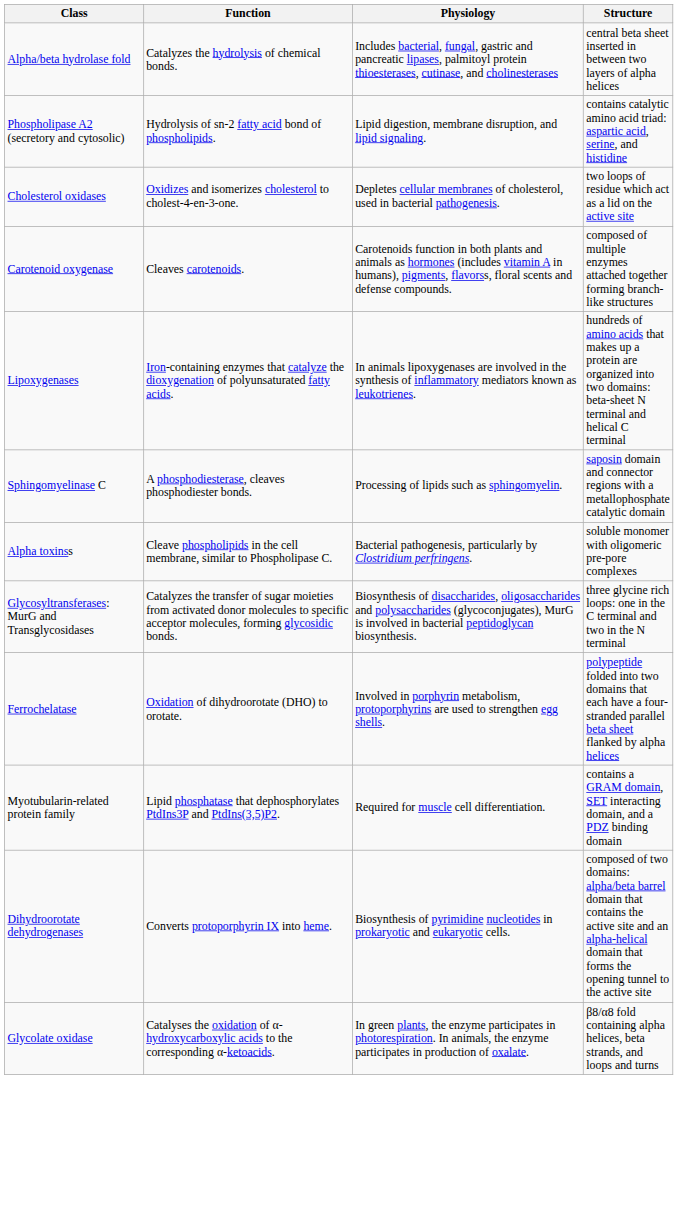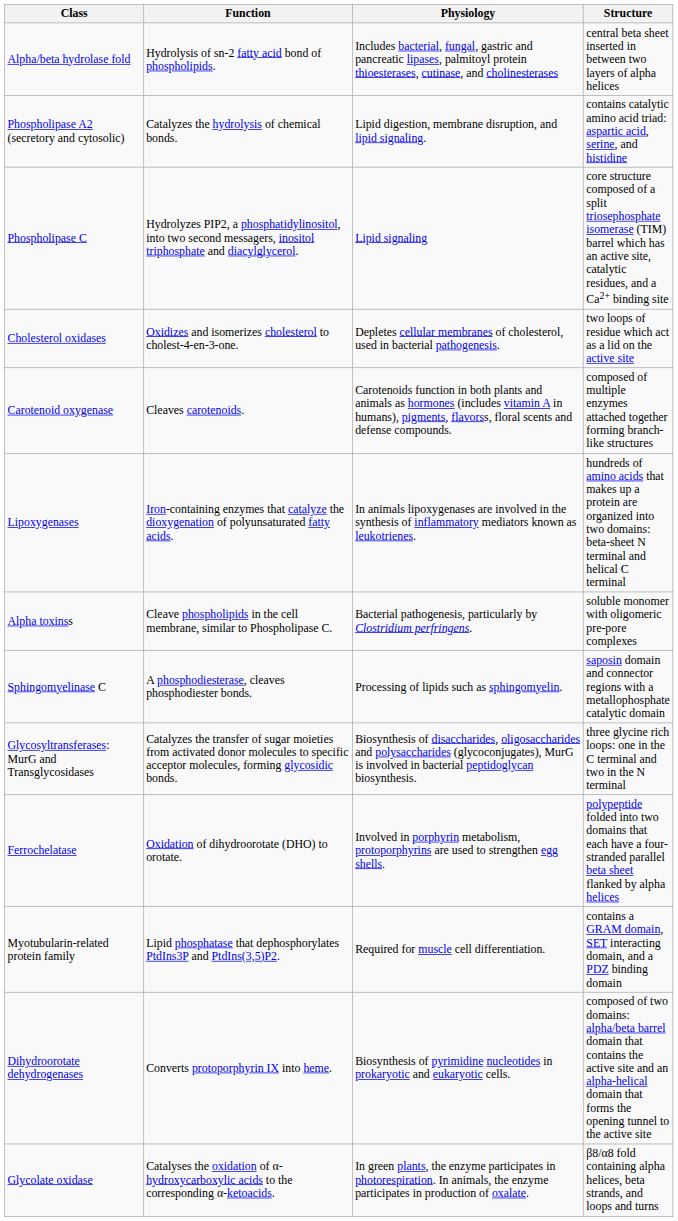(233, 59) Catalyzes the hydrolysis of chemical bonds. -> (234, 59) Hydrolysis of sn-2 fatty acid bond of phospholipids.
(234, 131) Hydrolysis of sn-2 fatty acid bond of phospholipids. -> (233, 131) Catalyzes the hydrolysis of chemical bonds.
+ row: (47, 238)
rows swapped: (40, 551) <-> (57, 486)
